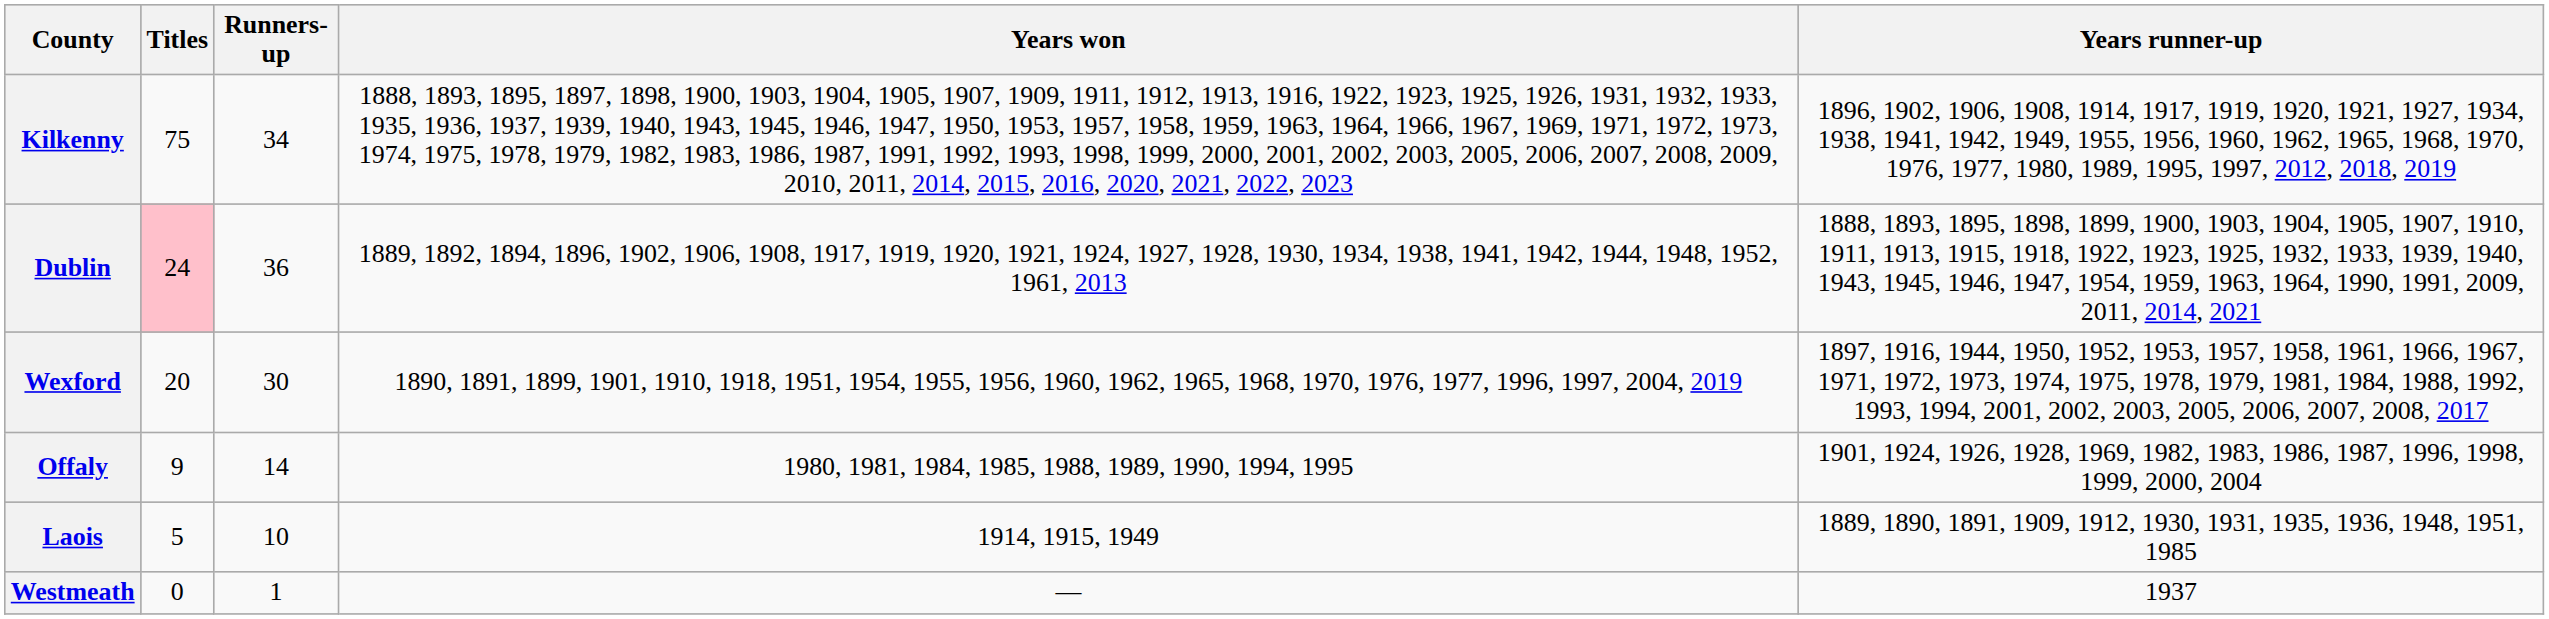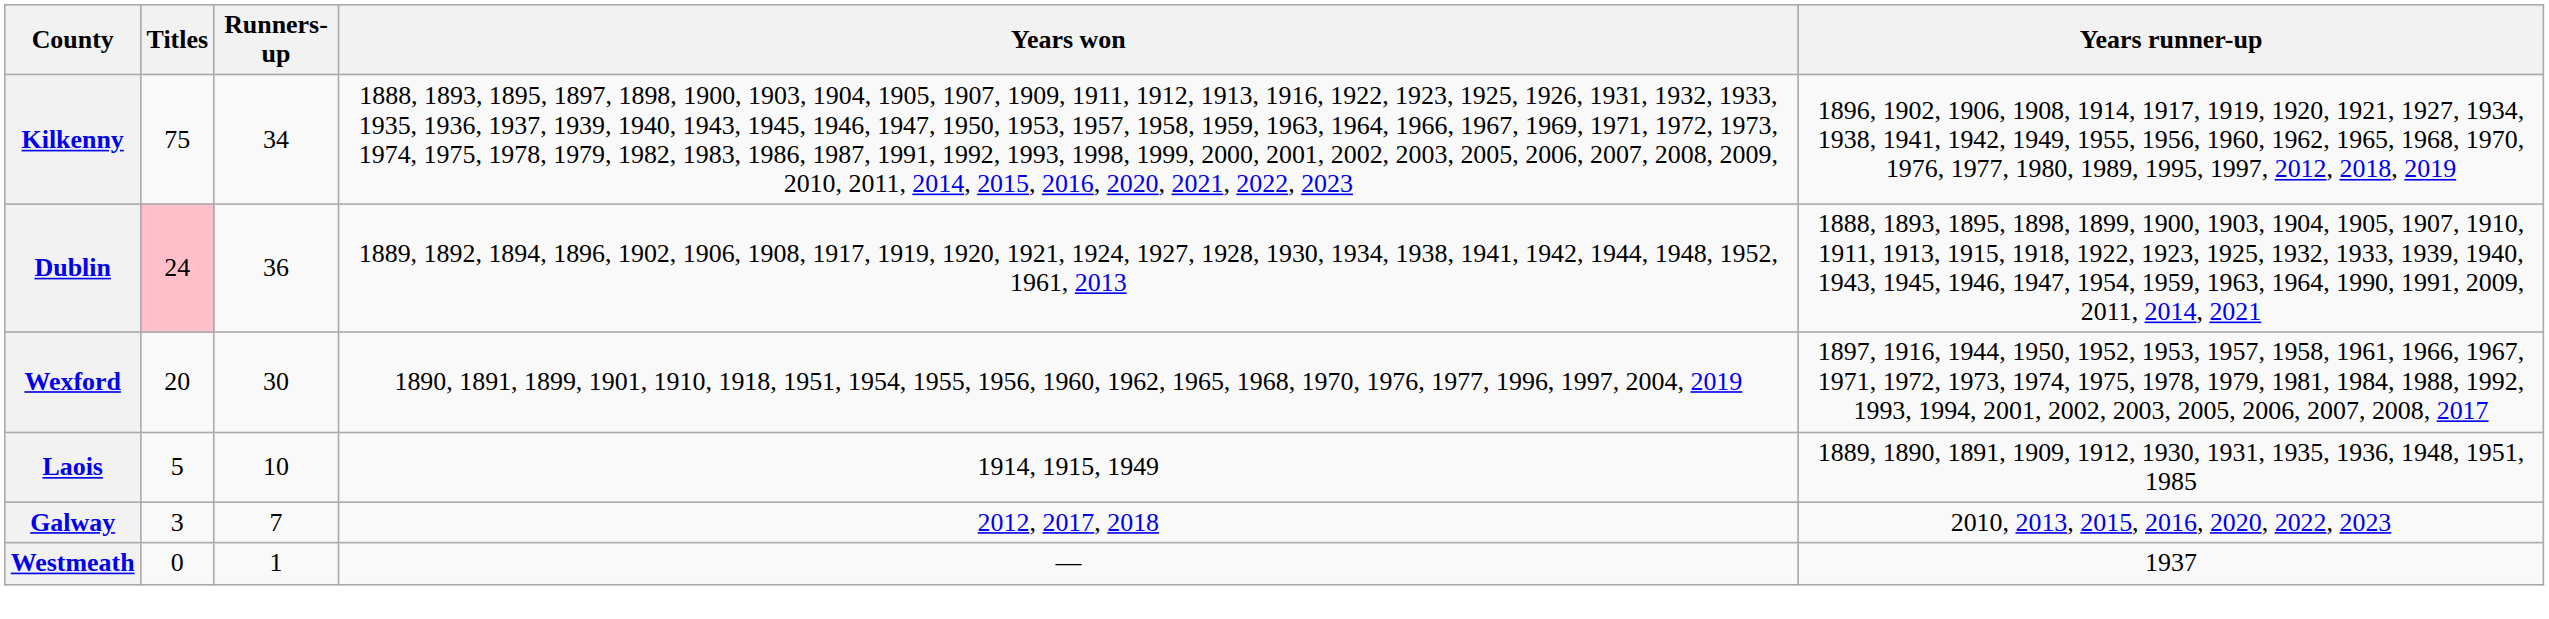- row: (73, 466)
+ row: (73, 522)
